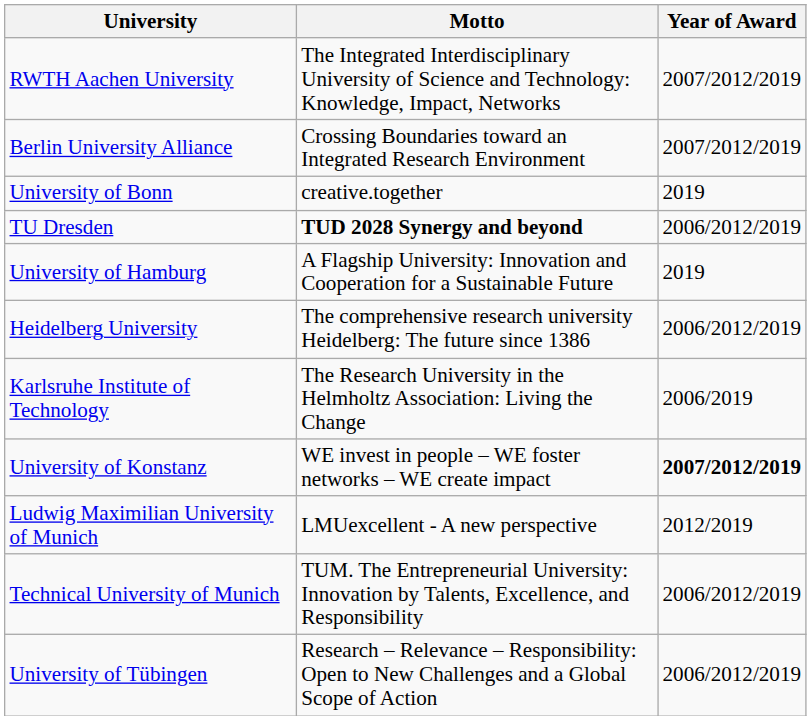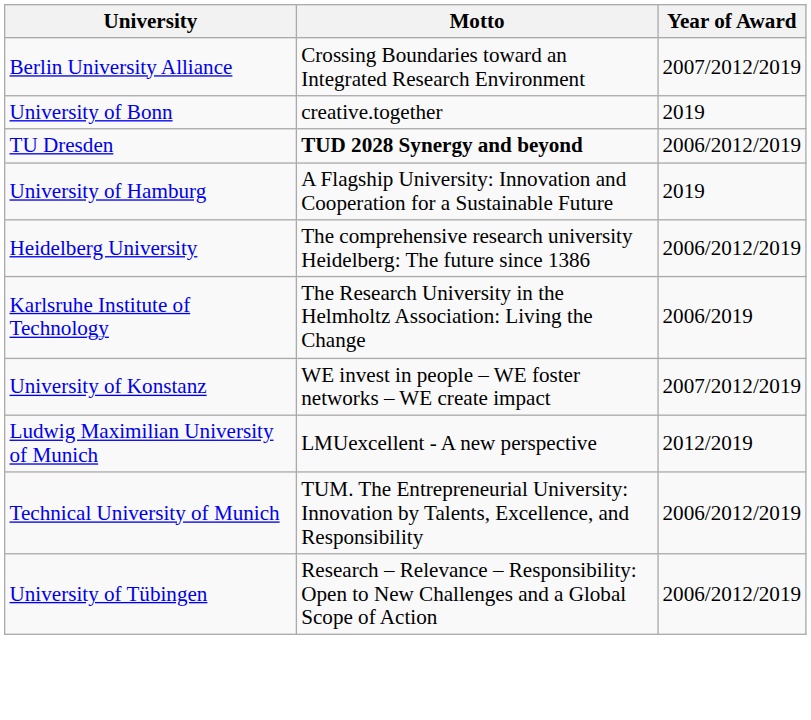- row: (122, 78)
(732, 467) bold -> (732, 386) normal
